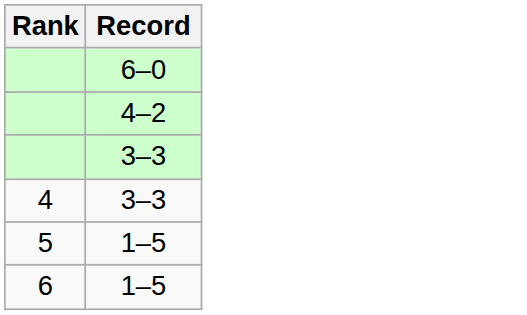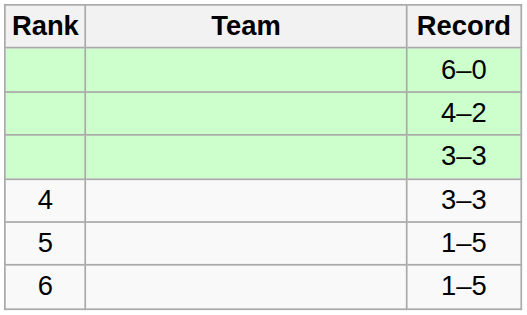+ column: (246, 26)
